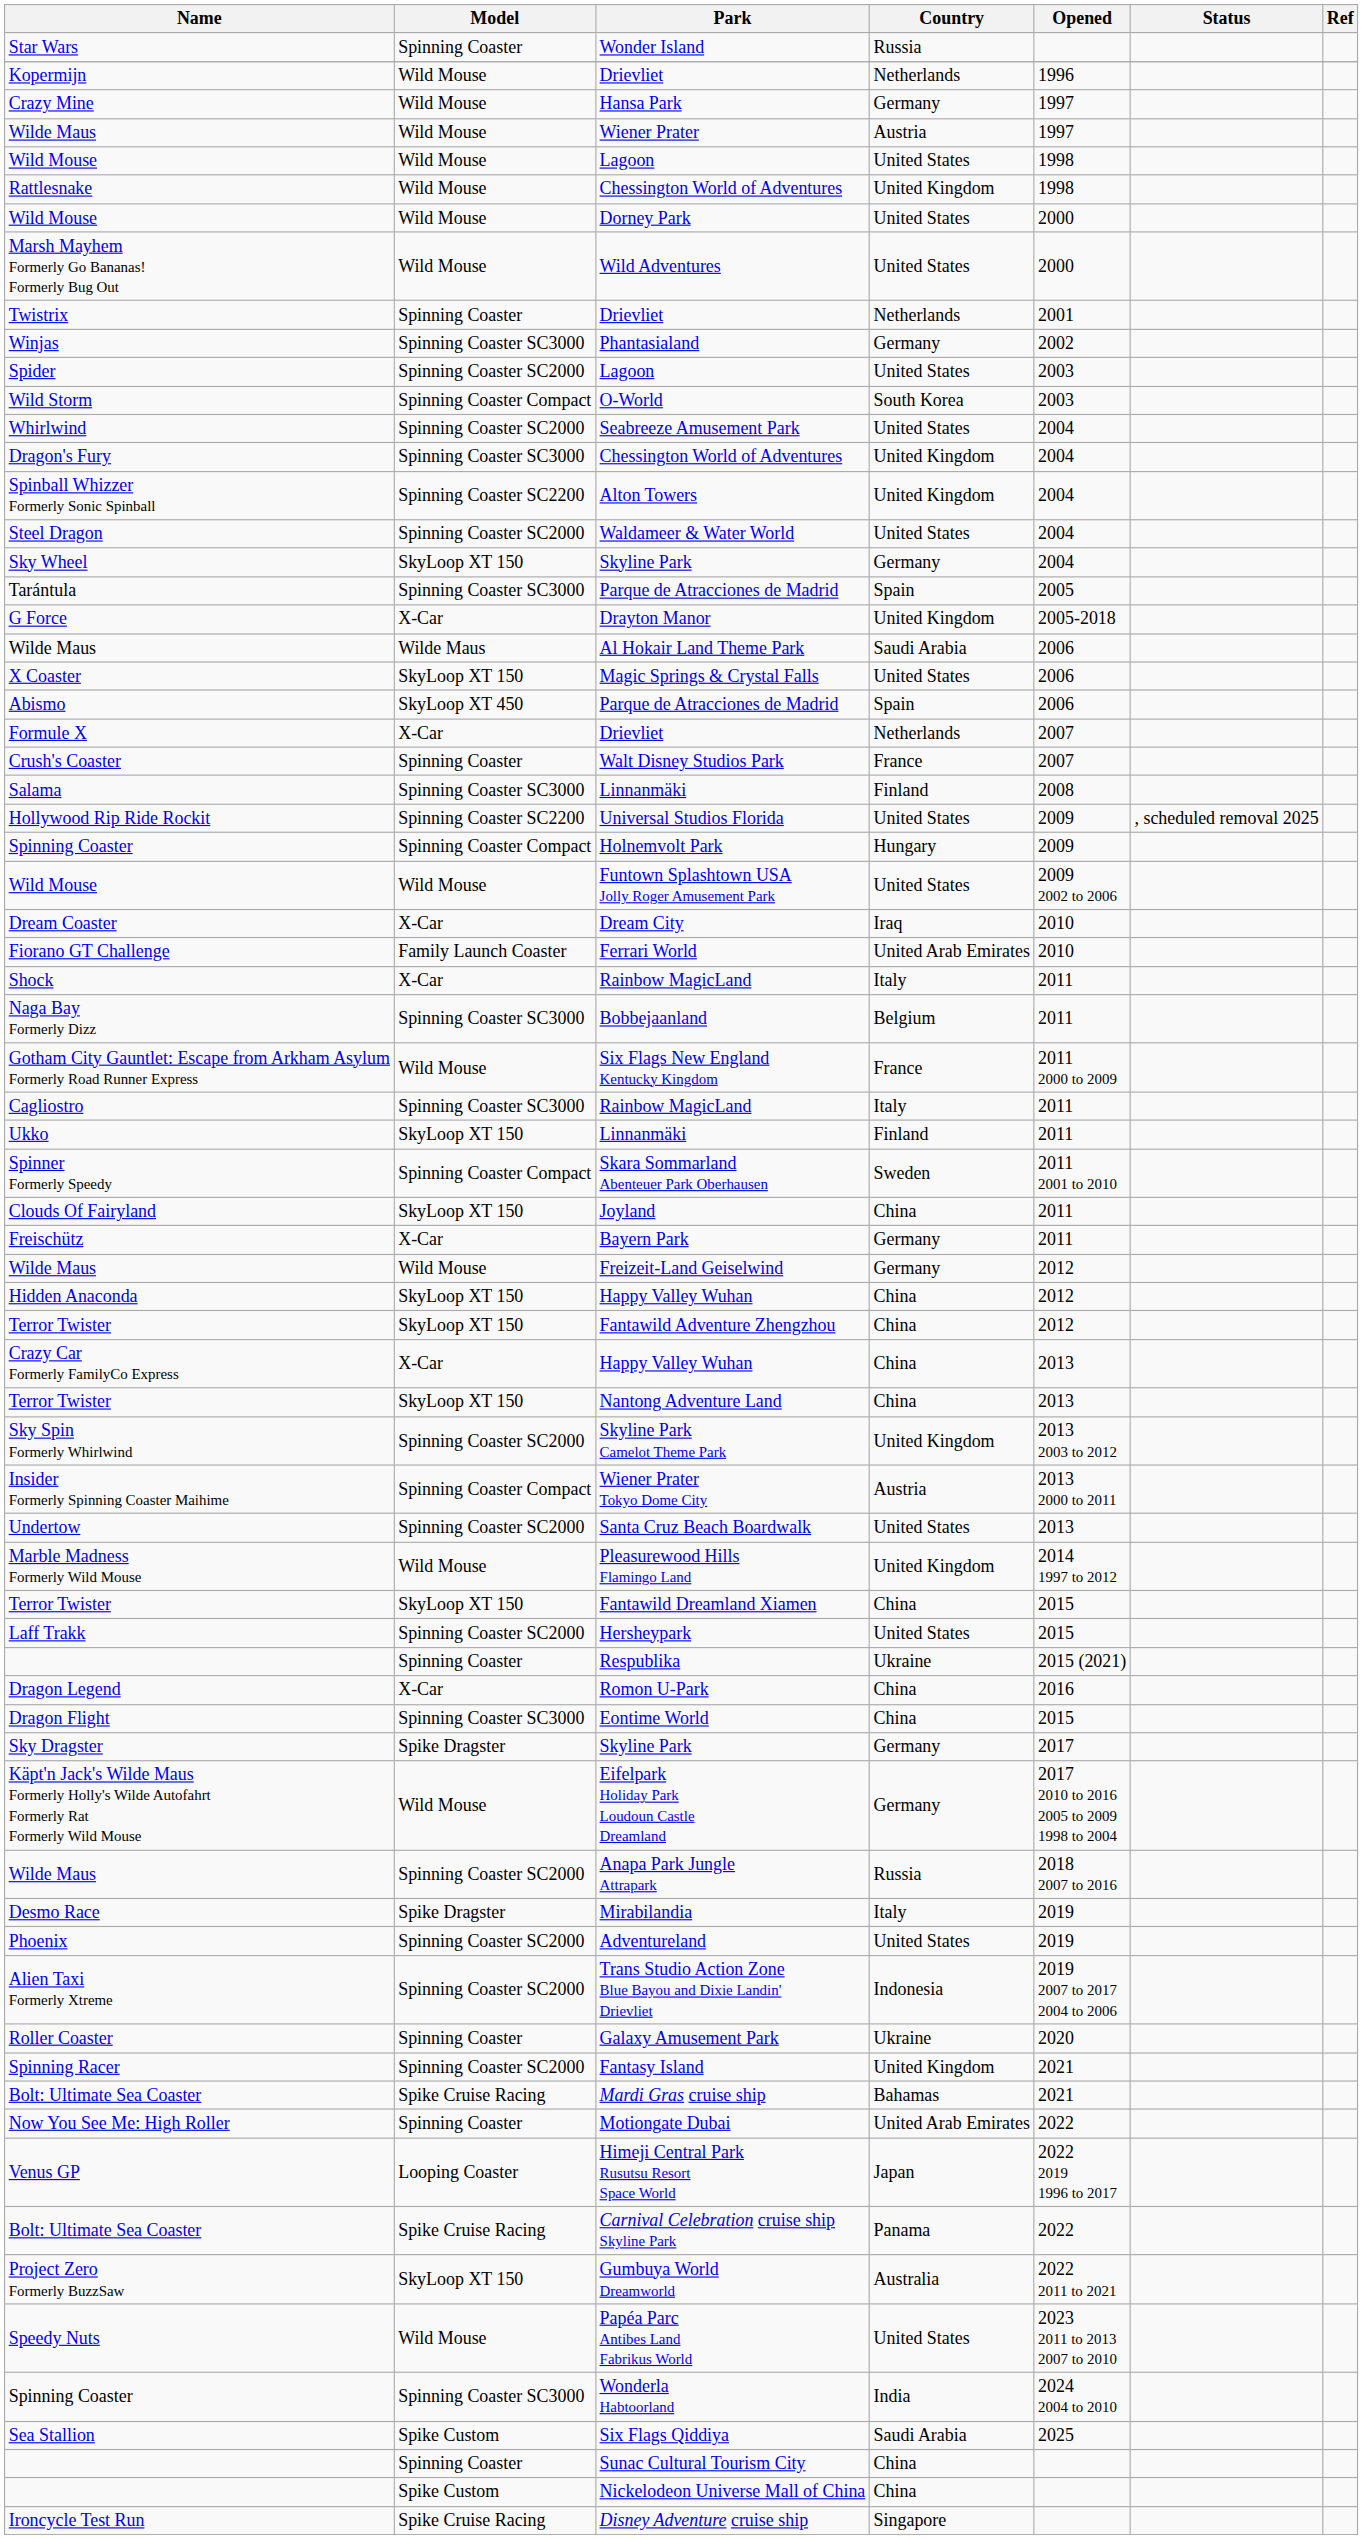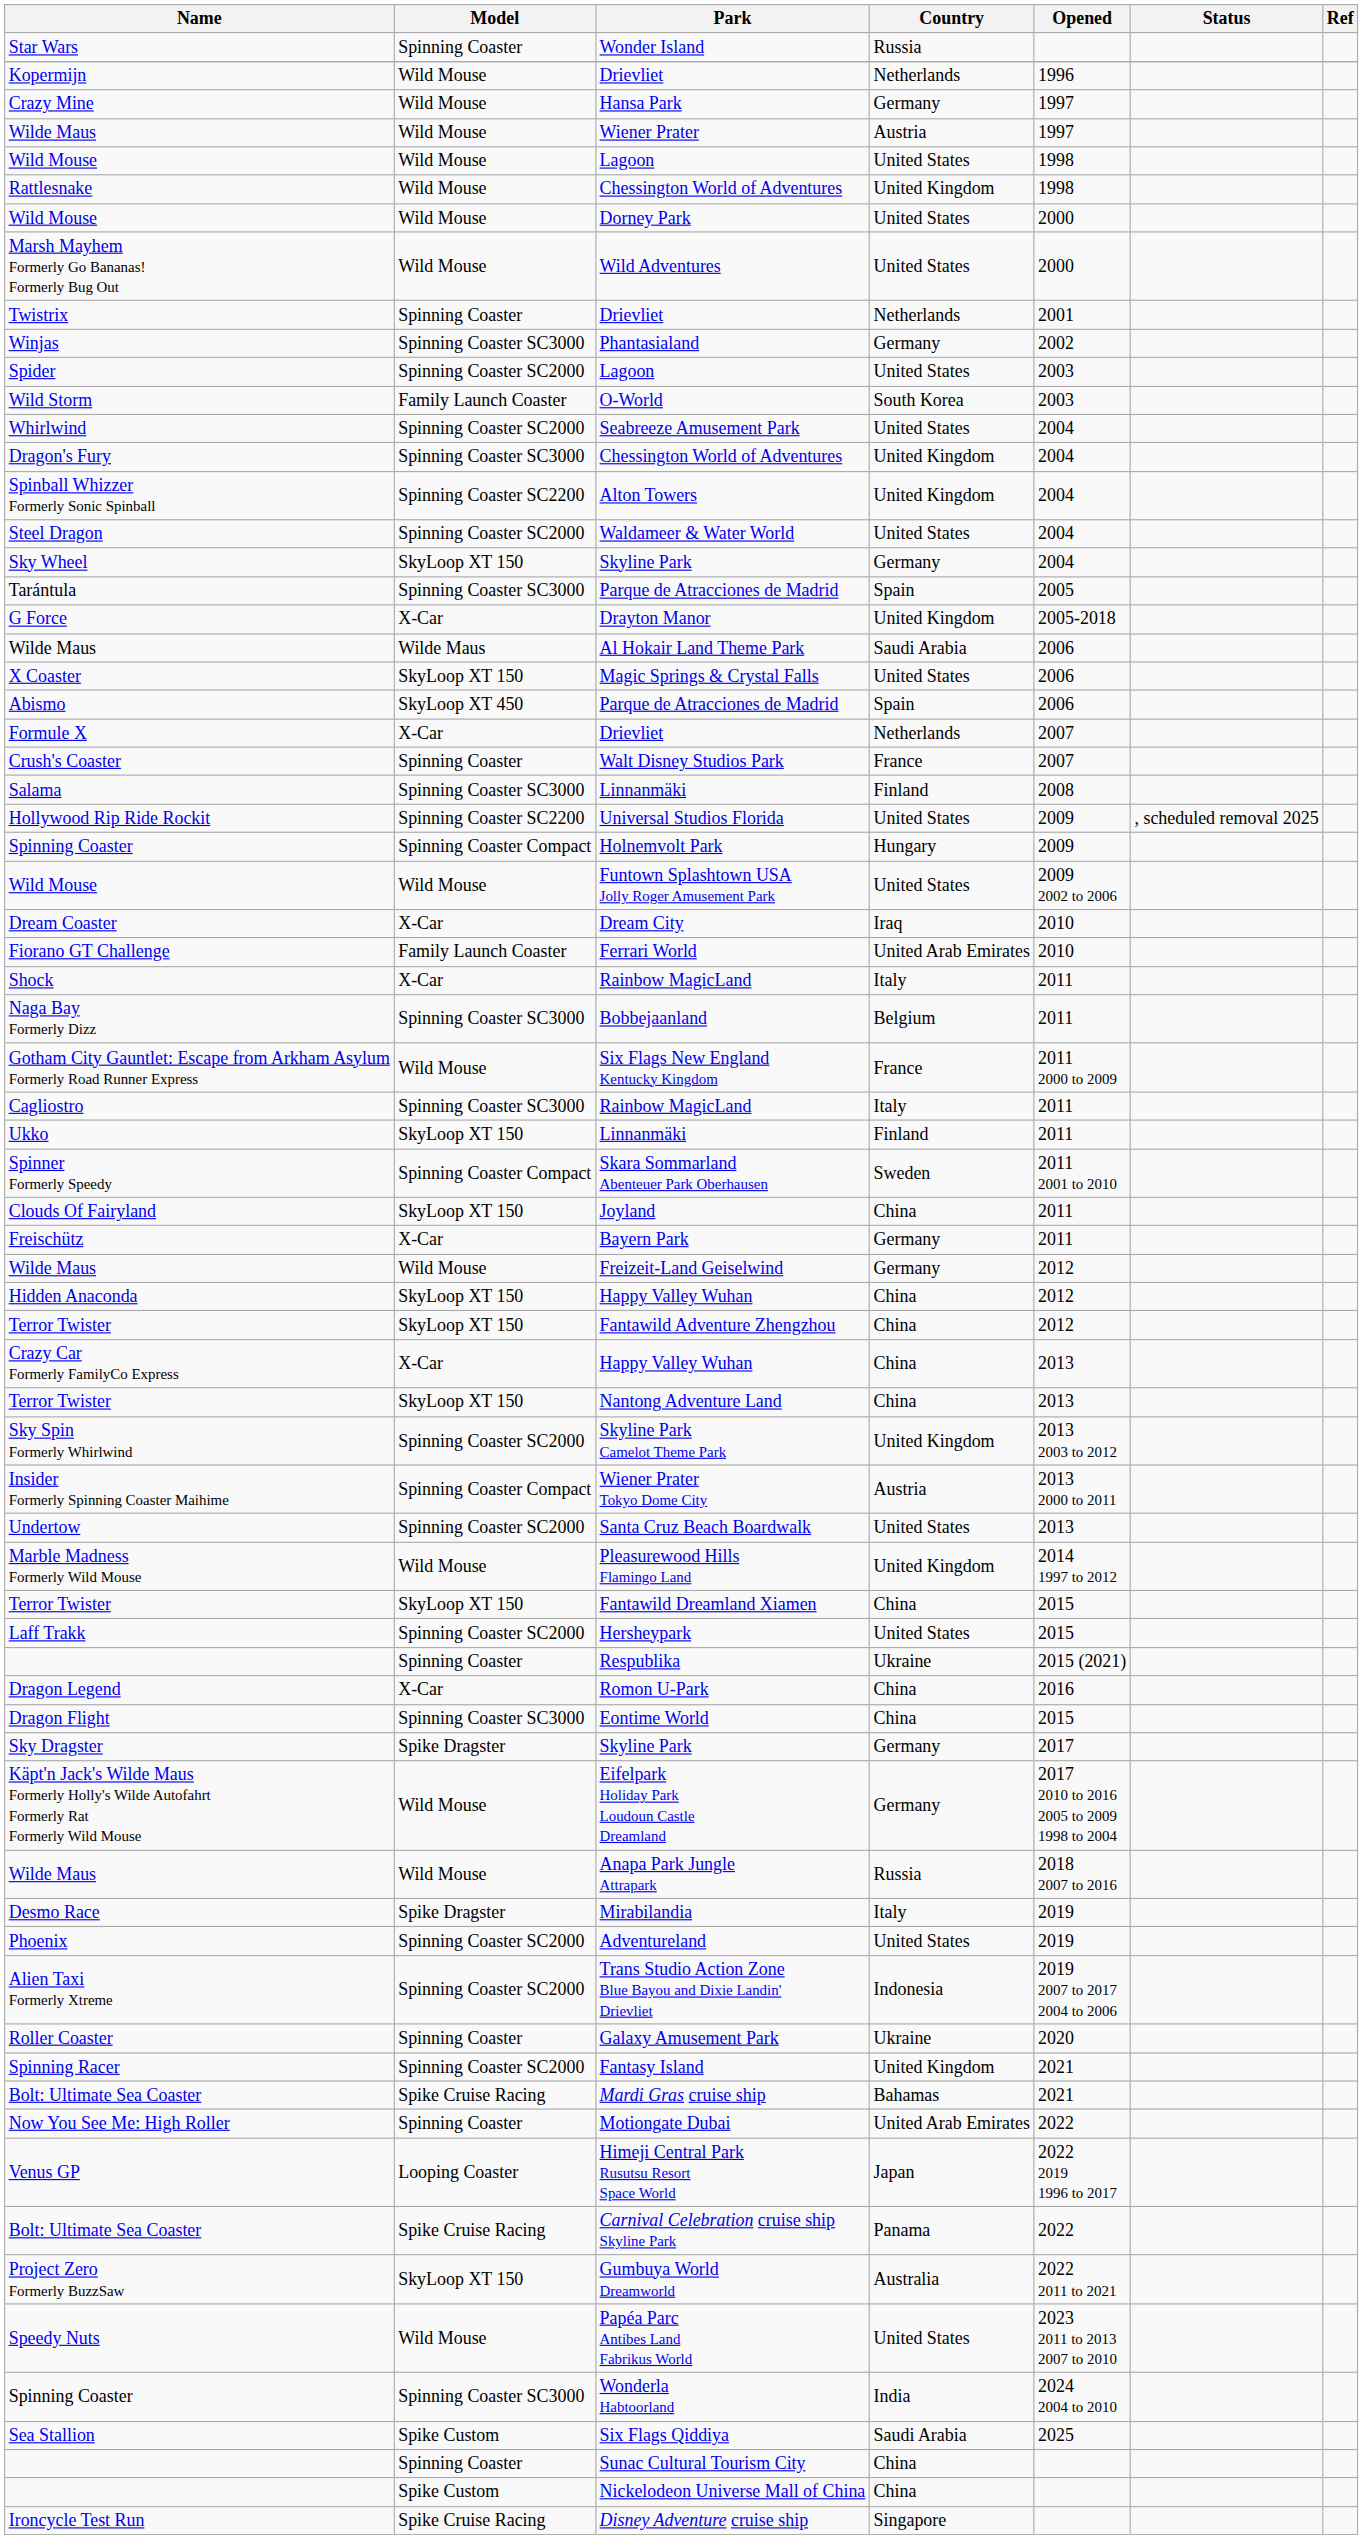(495, 400) Spinning Coaster Compact -> (482, 400) Family Launch Coaster
(491, 1874) Spinning Coaster SC2000 -> (442, 1874) Wild Mouse
